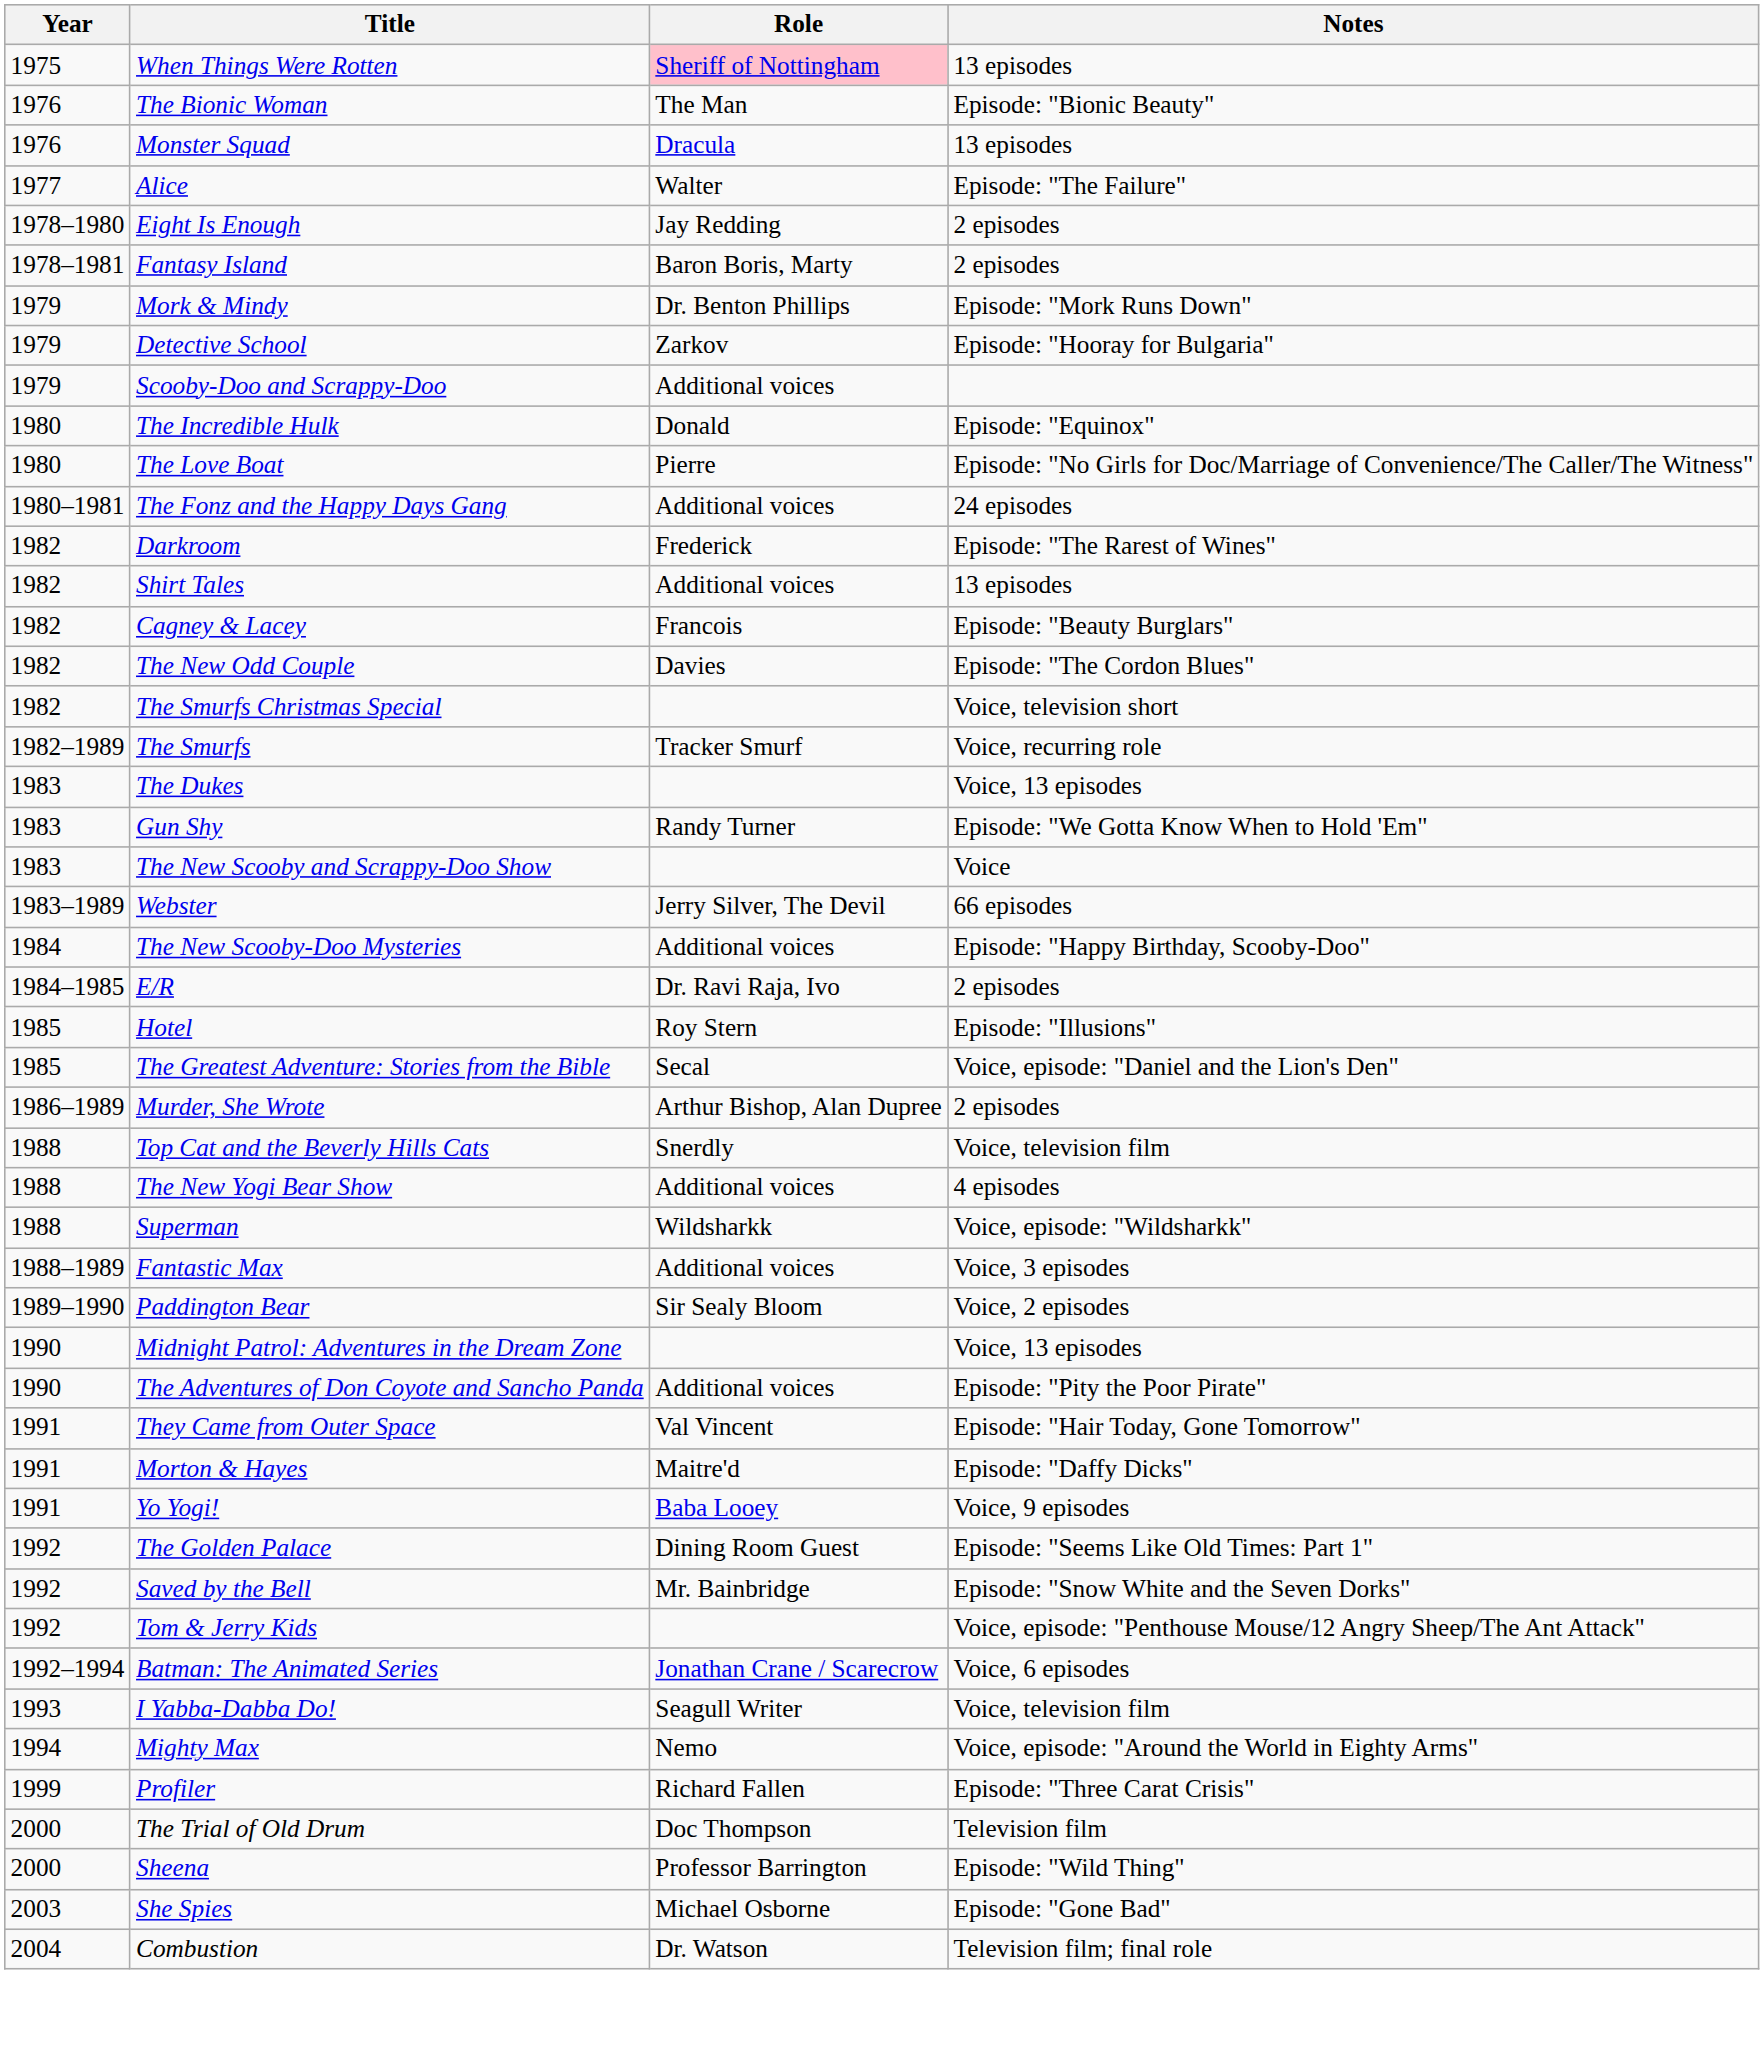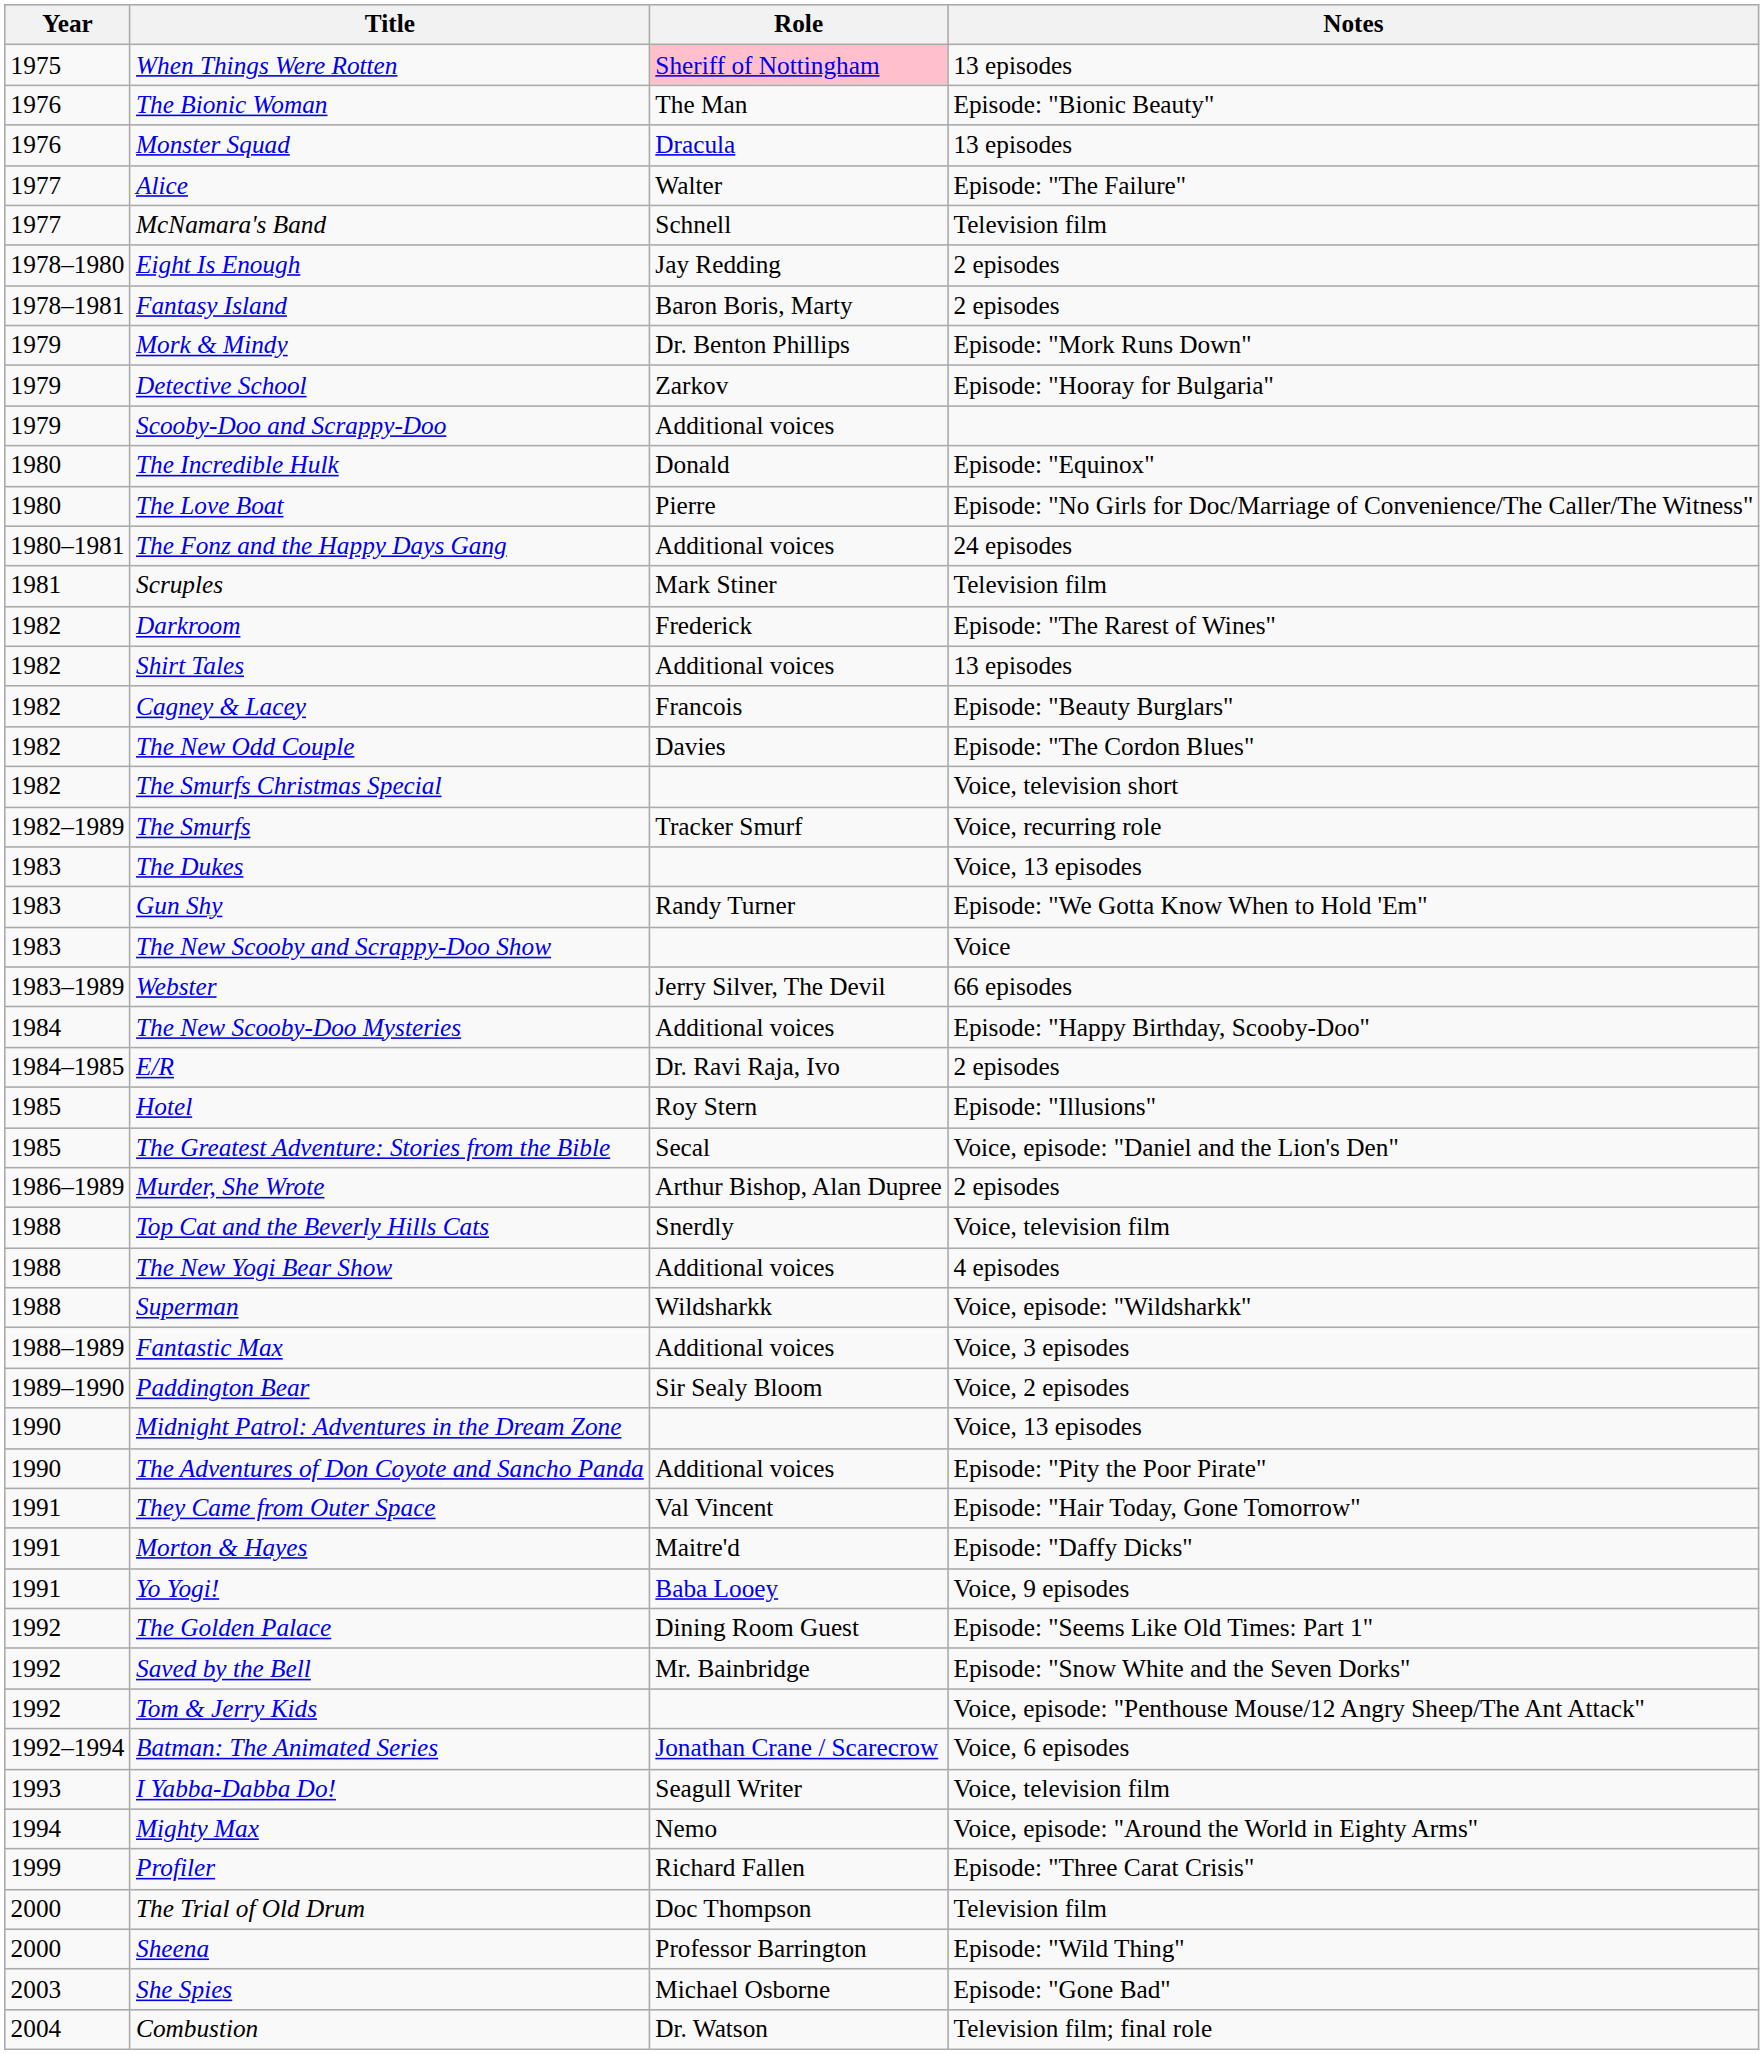+ row: (231, 225)
+ row: (180, 585)
